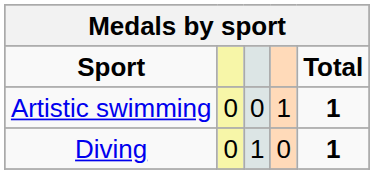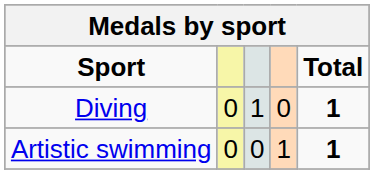rows swapped: (111, 149) <-> (111, 108)
